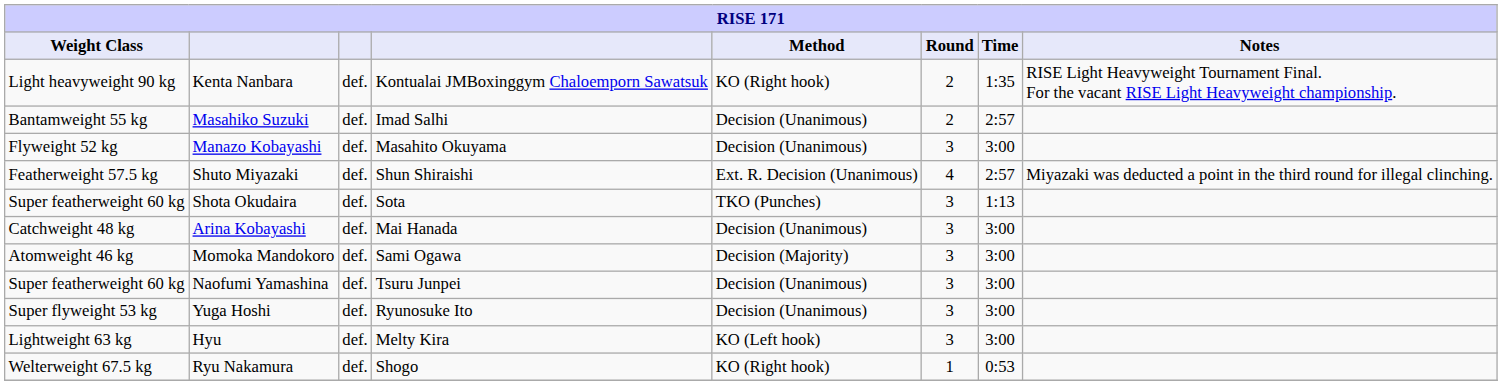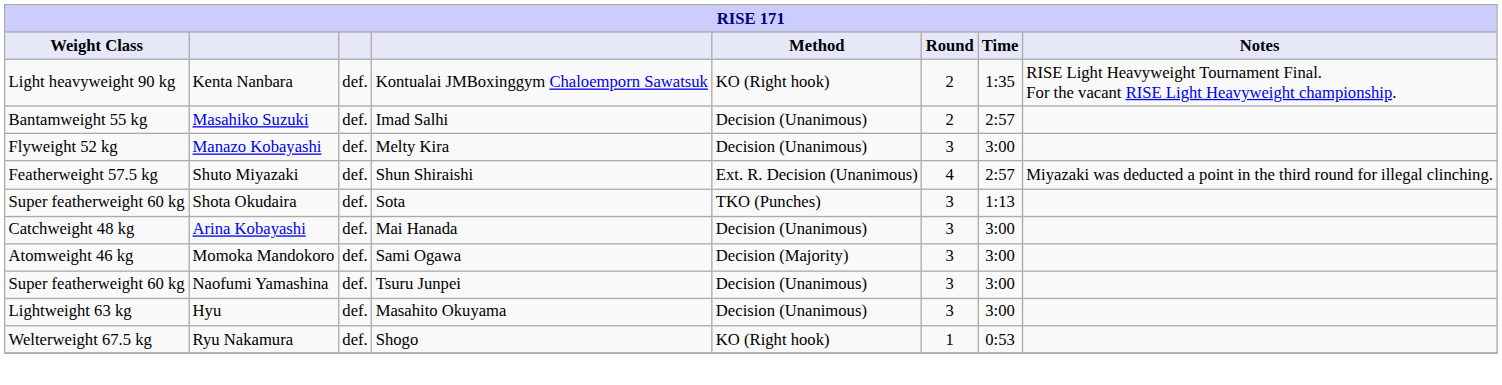(441, 147) Masahito Okuyama -> (412, 147) Melty Kira
- row: (232, 311)
(412, 339) Melty Kira -> (441, 311) Masahito Okuyama
(768, 339) KO (Left hook) -> (791, 311) Decision (Unanimous)
